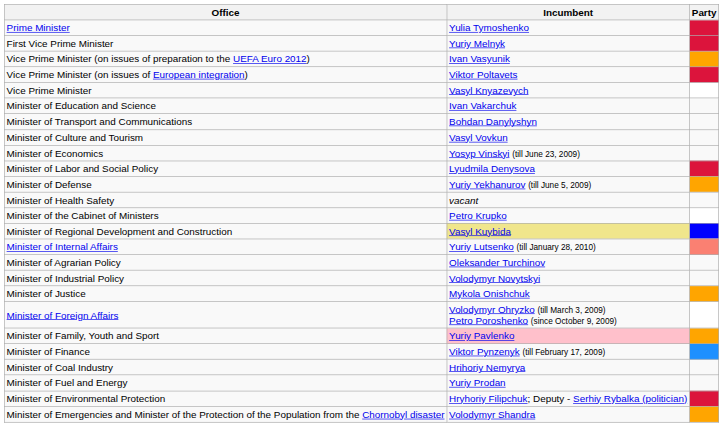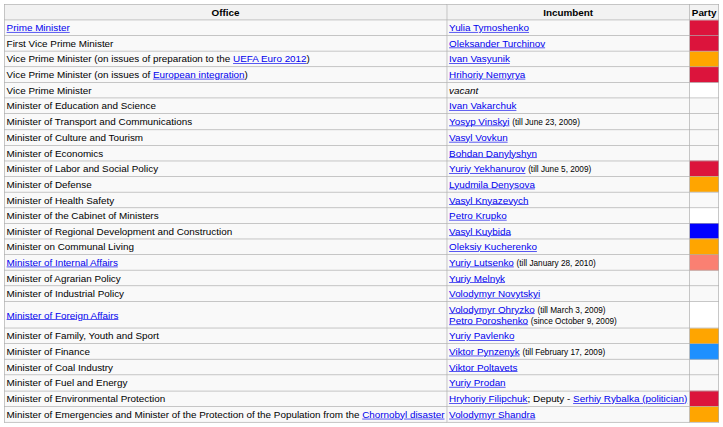(477, 44) Yuriy Melnyk -> (497, 44) Oleksander Turchinov
(483, 75) Viktor Poltavets -> (487, 75) Hrihoriy Nemyrya
(489, 91) Vasyl Knyazevych -> (464, 91) vacant
(493, 122) Bohdan Danylyshyn -> (514, 122) Yosyp Vinskyi (till June 23, 2009)
(514, 153) Yosyp Vinskyi (till June 23, 2009) -> (493, 153) Bohdan Danylyshyn
(492, 169) Lyudmila Denysova -> (520, 169) Yuriy Yekhanurov (till June 5, 2009)
(520, 184) Yuriy Yekhanurov (till June 5, 2009) -> (492, 184) Lyudmila Denysova
(464, 200) vacant -> (489, 200) Vasyl Knyazevych
(480, 231) khaki background -> (480, 231) no background
+ row: (70, 247)
(497, 263) Oleksander Turchinov -> (477, 278) Yuriy Melnyk
- row: (46, 294)
(482, 336) pink background -> (482, 336) no background
(487, 367) Hrihoriy Nemyrya -> (483, 367) Viktor Poltavets
